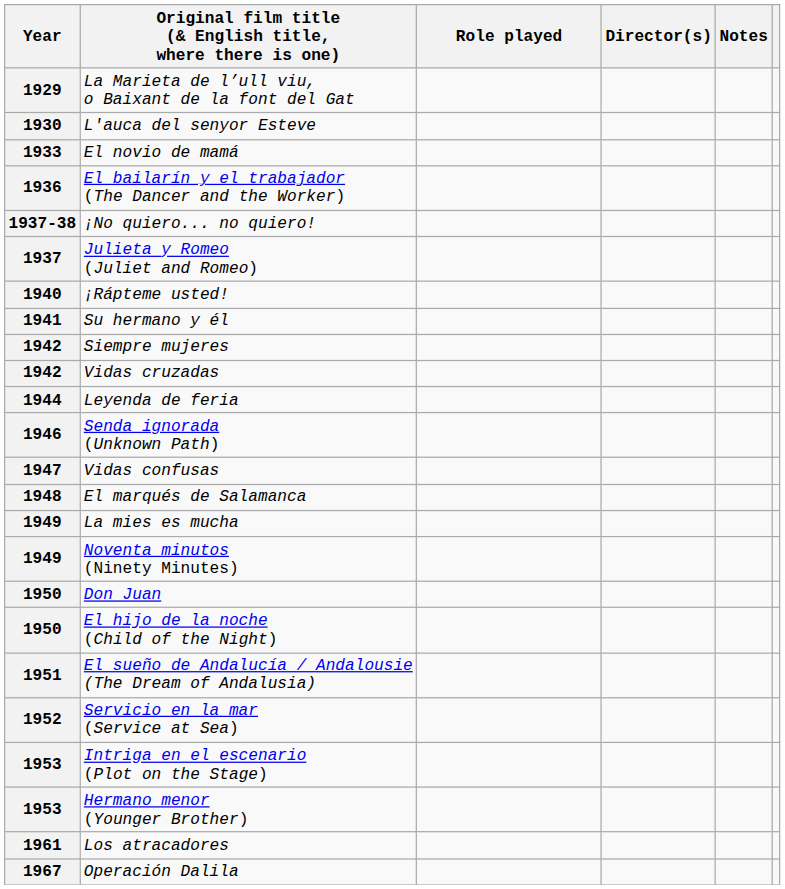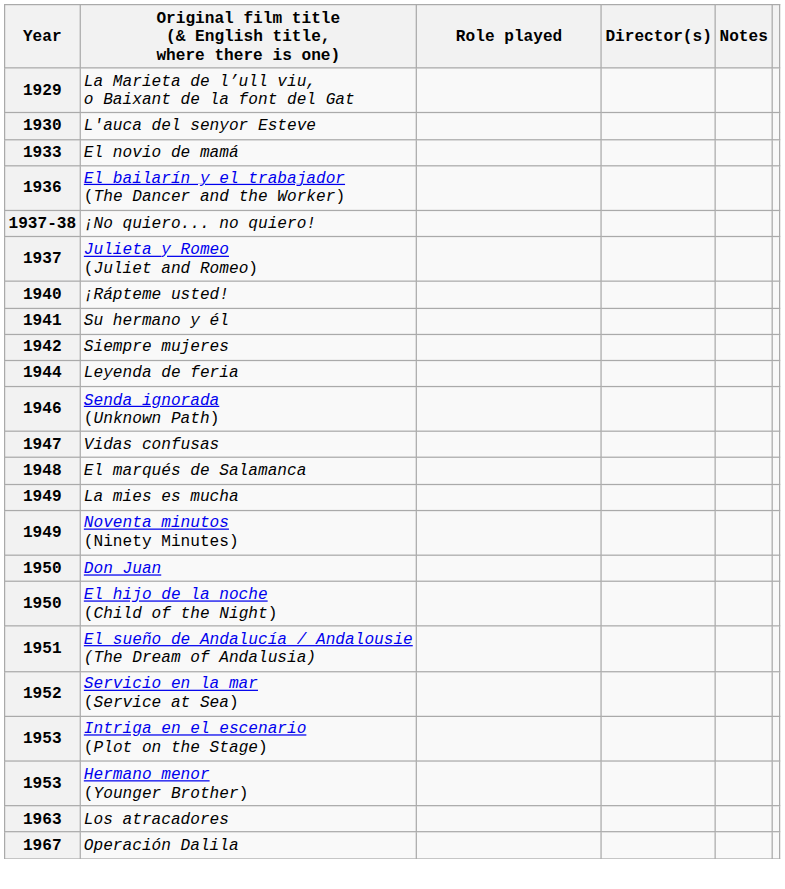- row: (152, 373)
(42, 845) 1961 -> (42, 819) 1963
